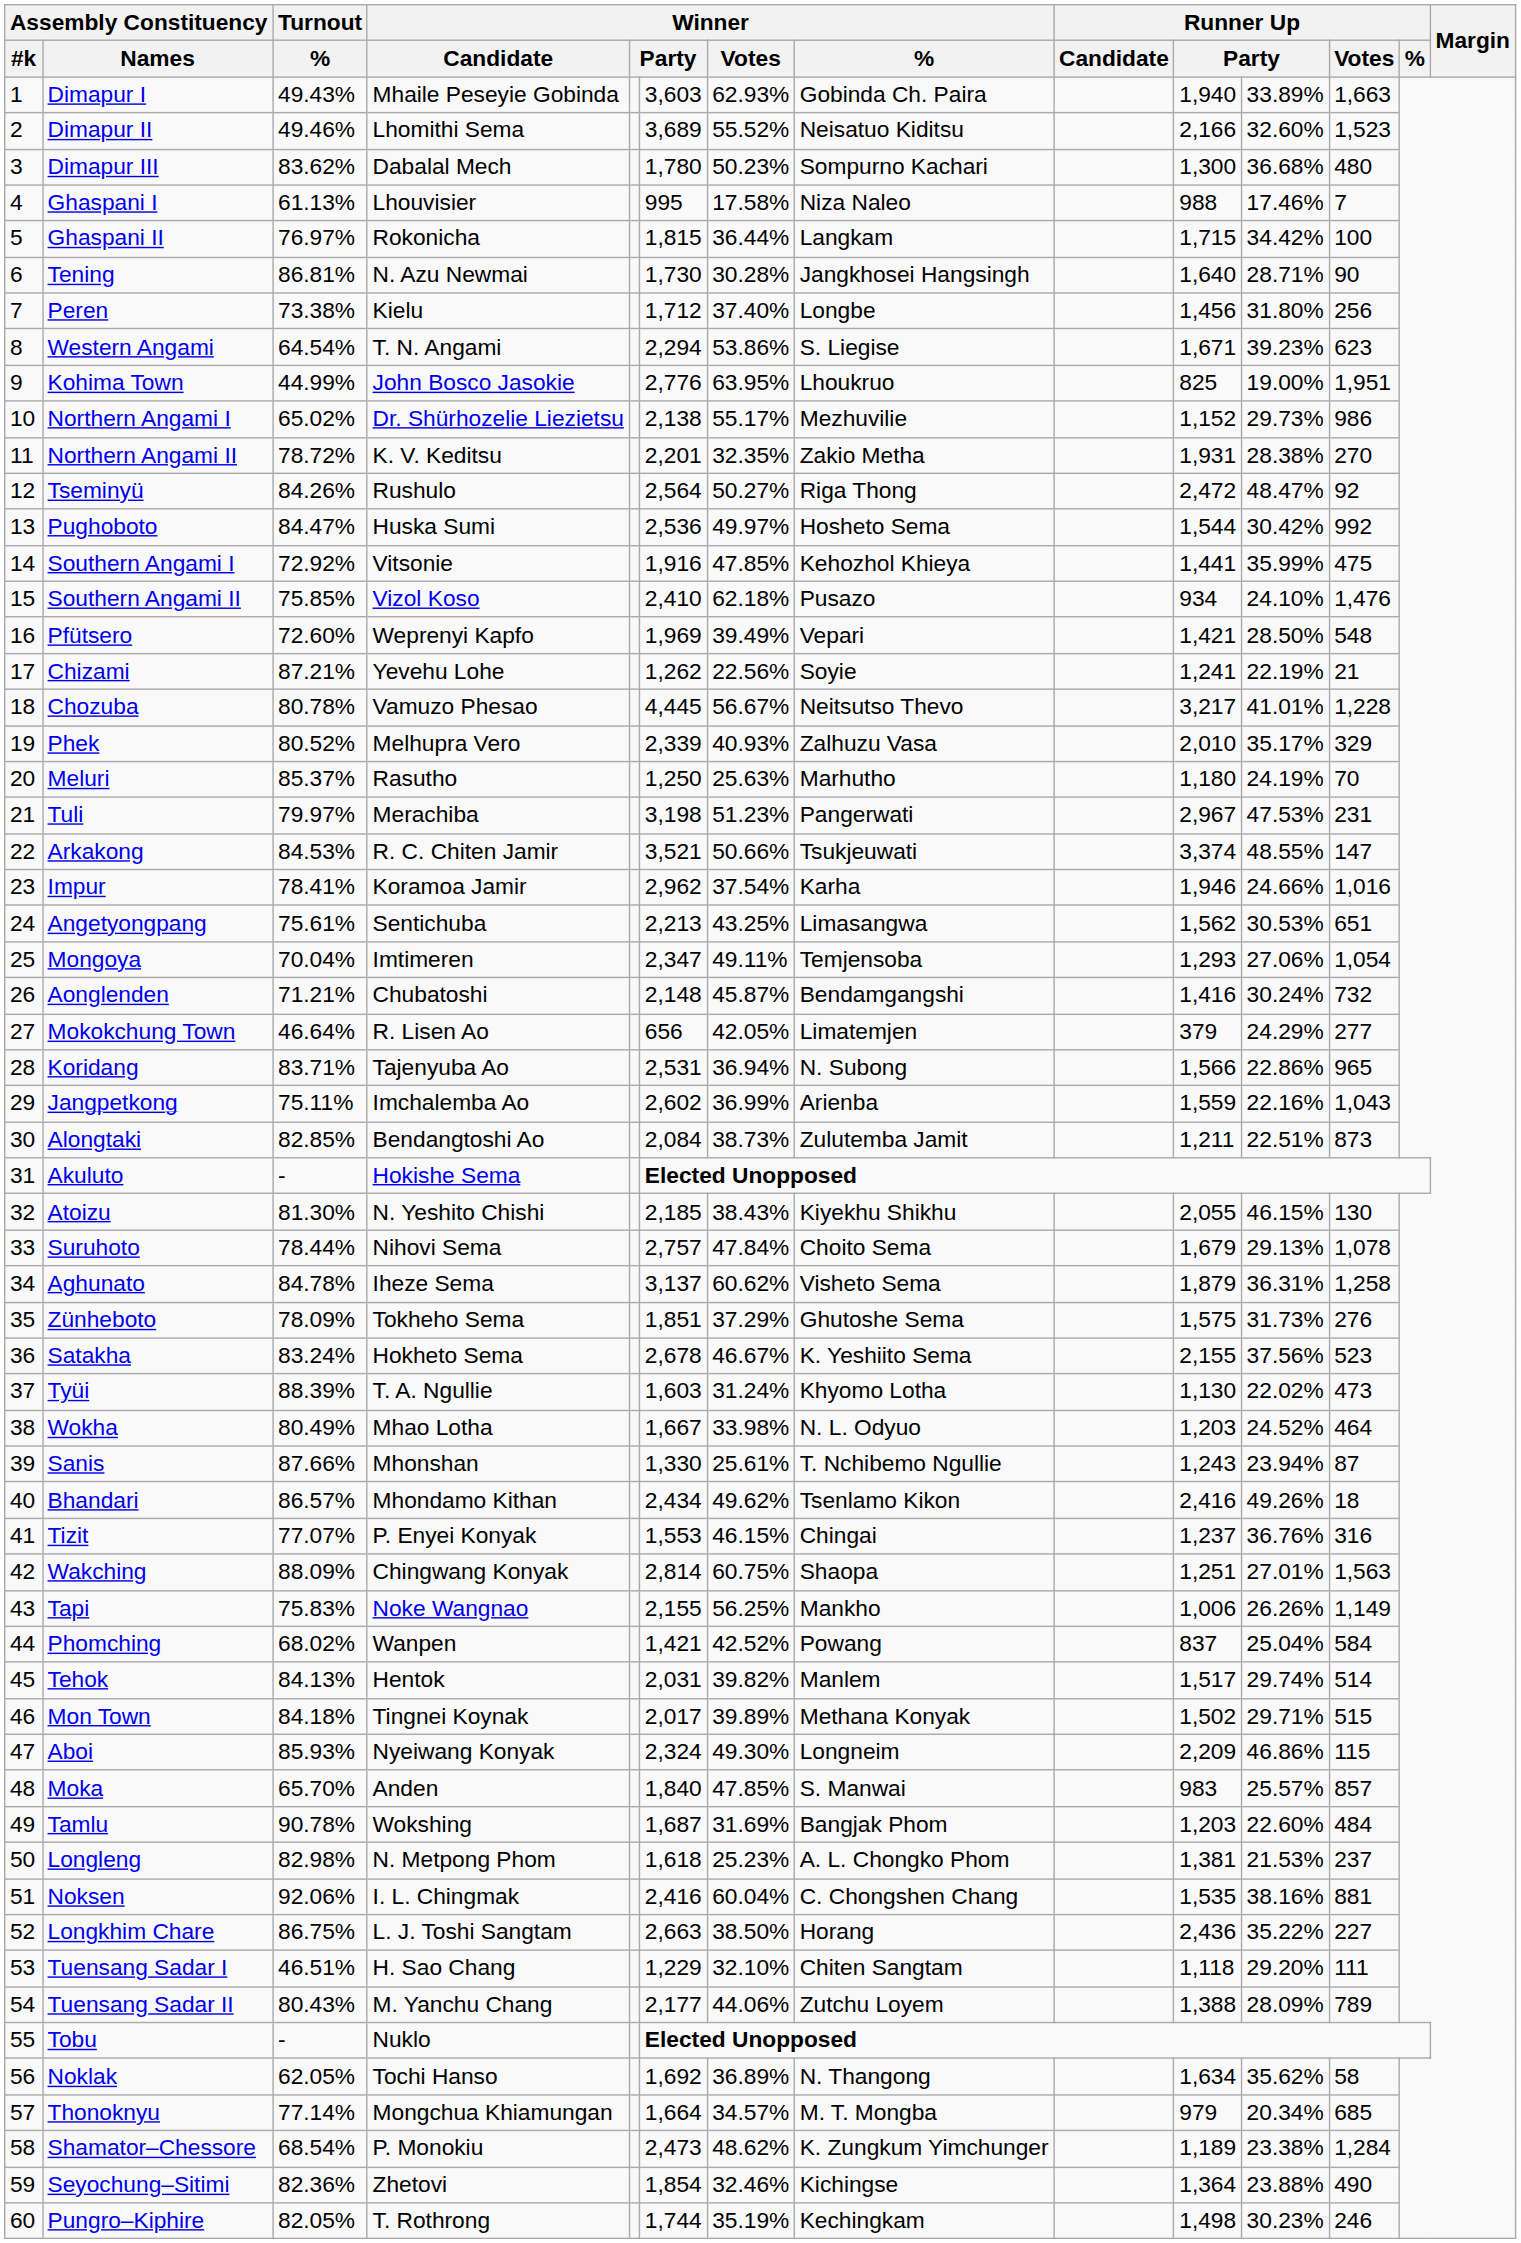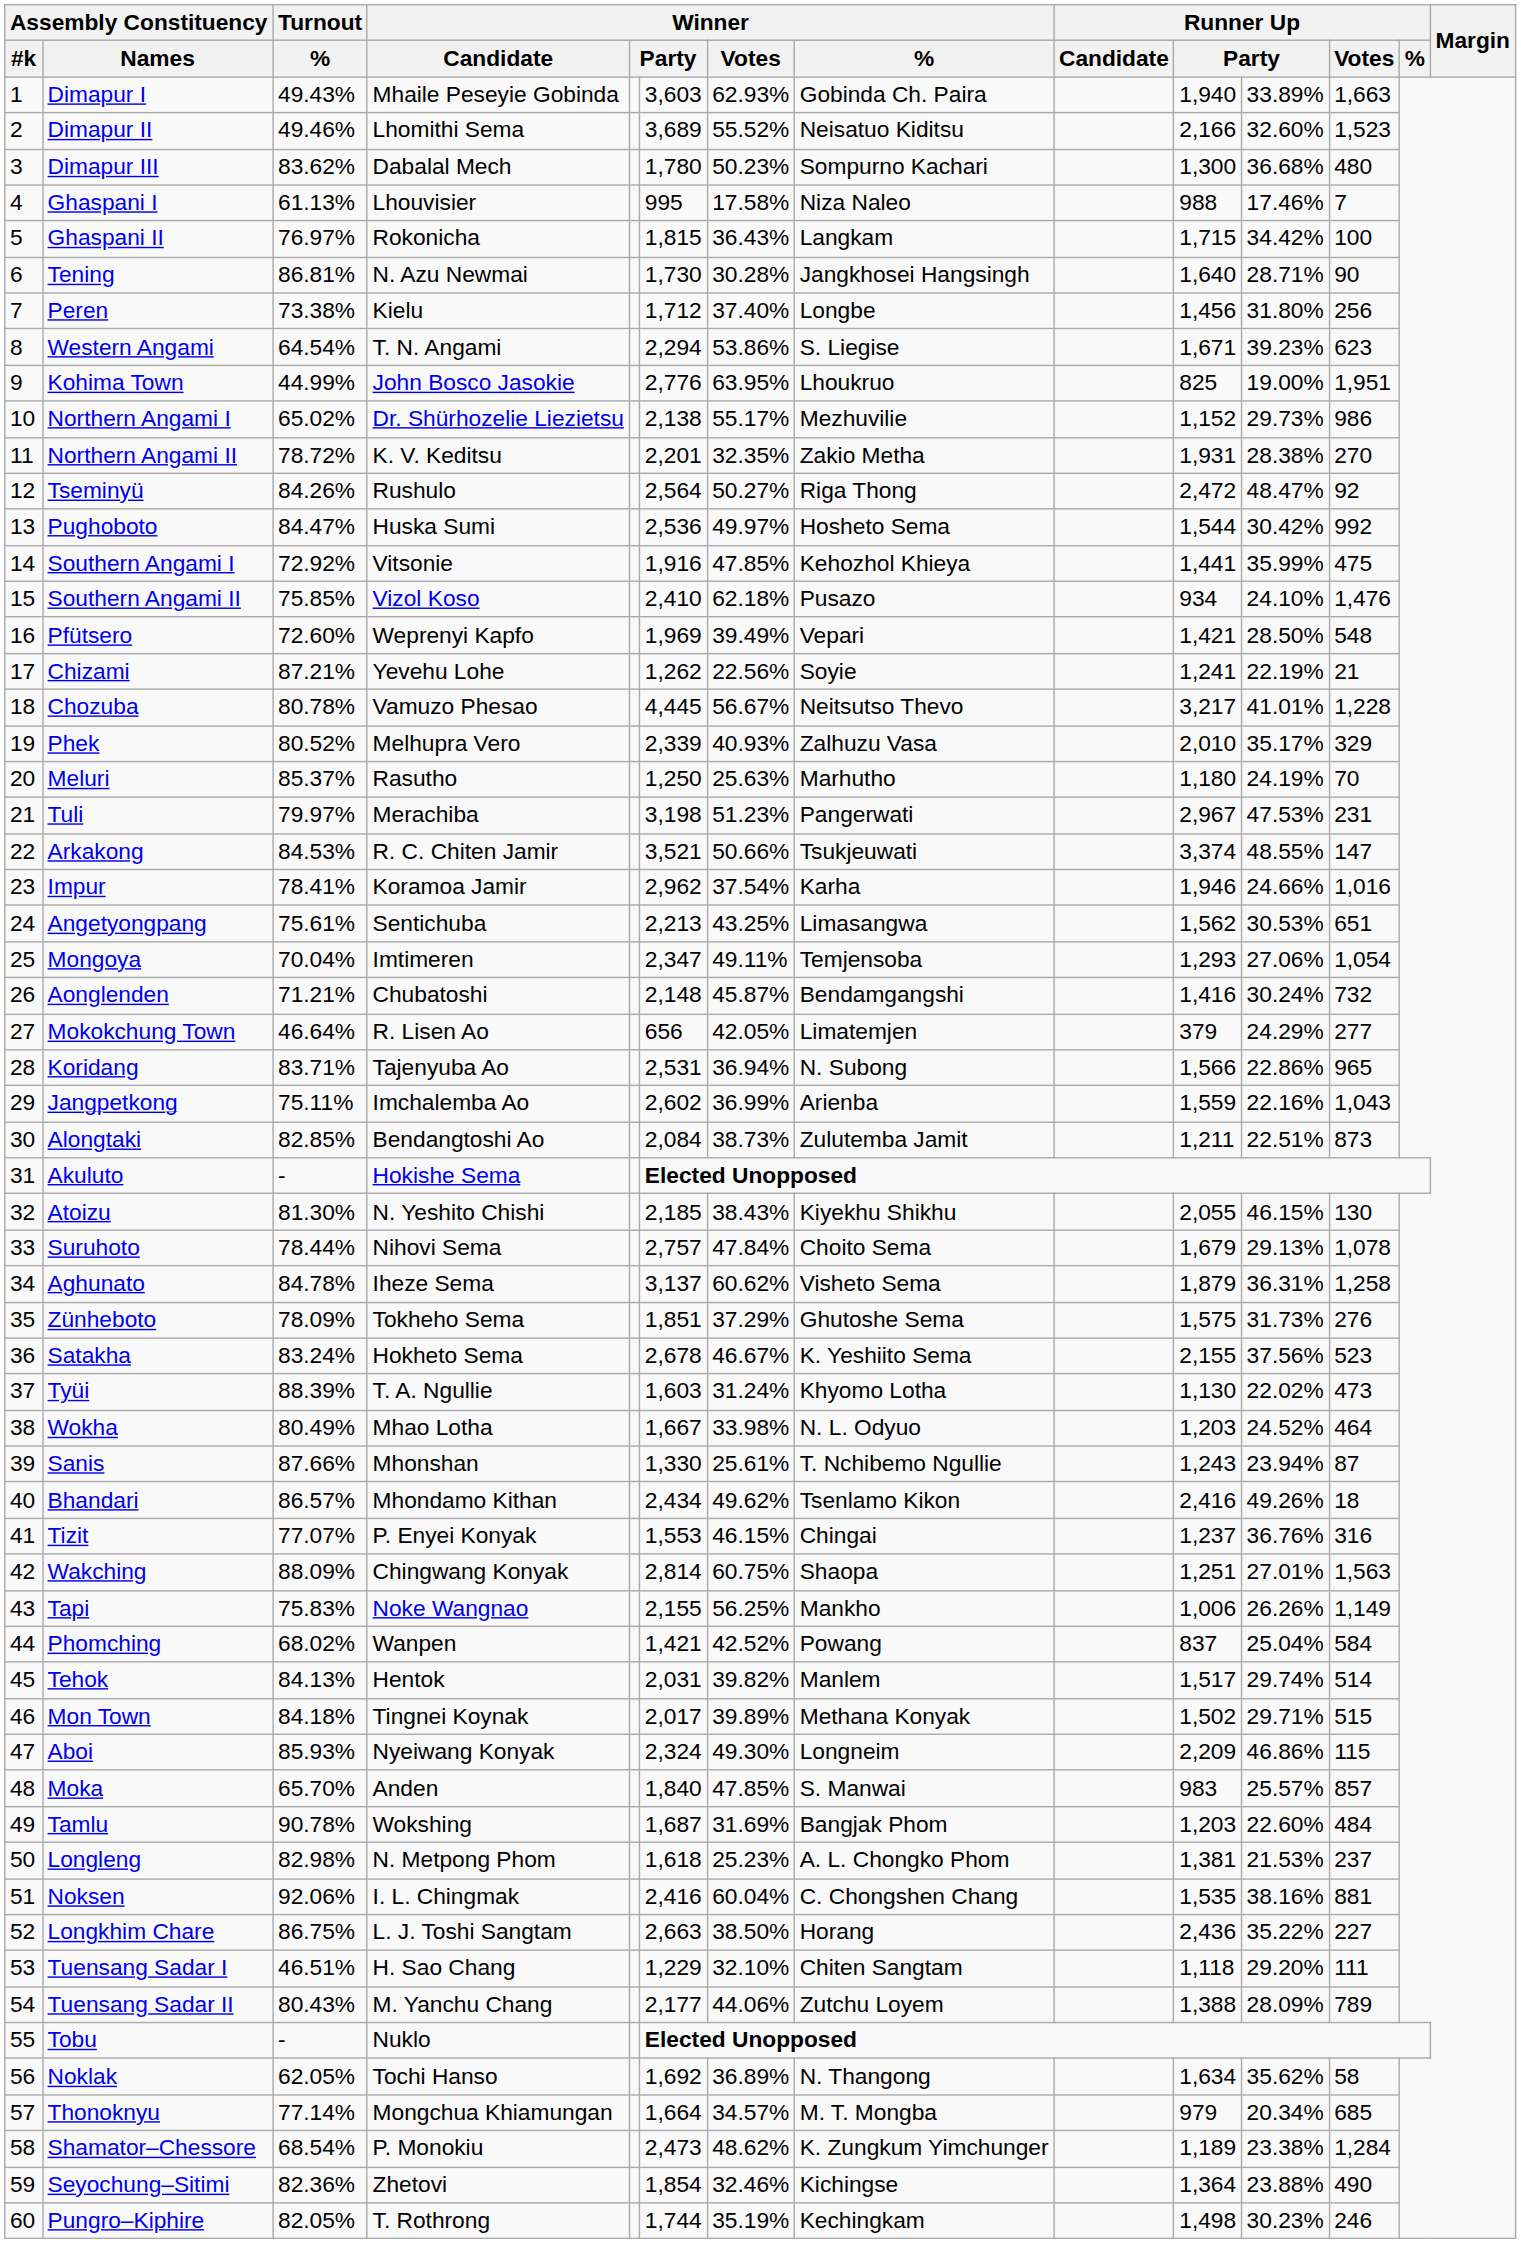(751, 238) 36.44% -> (751, 238) 36.43%
